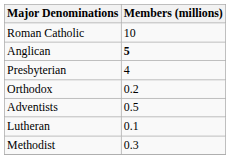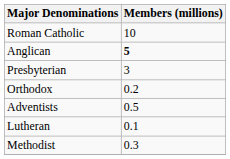(127, 70) 4 -> (127, 70) 3
